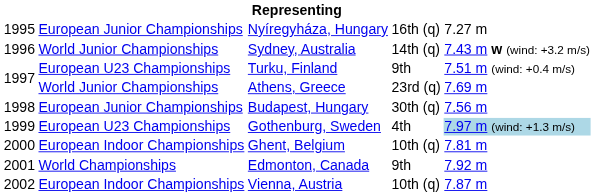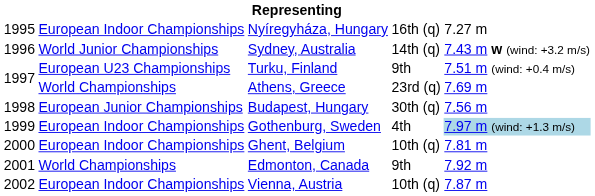(141, 29) European Junior Championships -> (141, 29) European Indoor Championships
(128, 88) World Junior Championships -> (107, 88) World Championships
(134, 126) European U23 Championships -> (141, 126) European Indoor Championships
